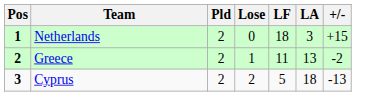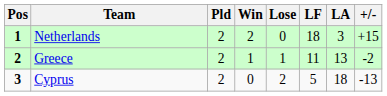+ column: (250, 15)
